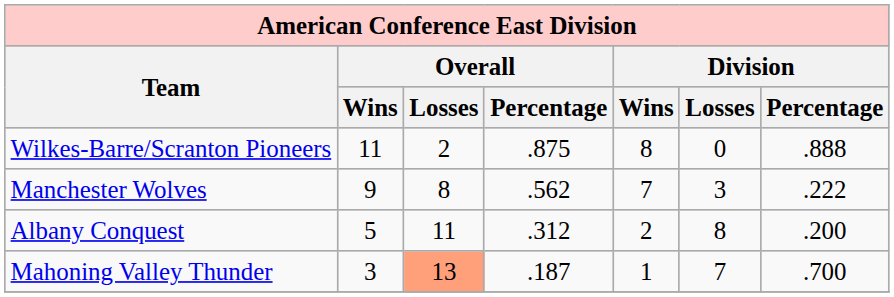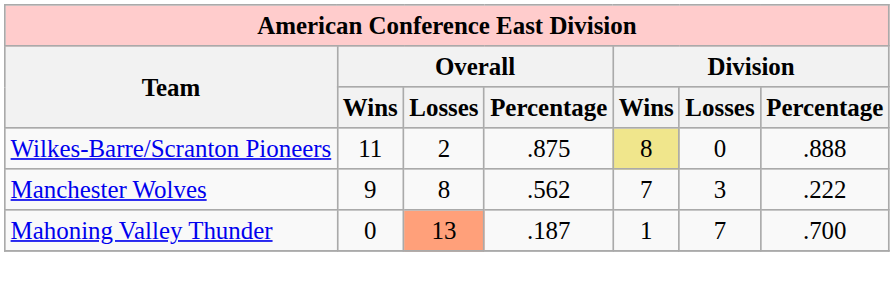(646, 148) no background -> (646, 148) khaki background
- row: (97, 230)
(370, 271) 3 -> (370, 230) 0
